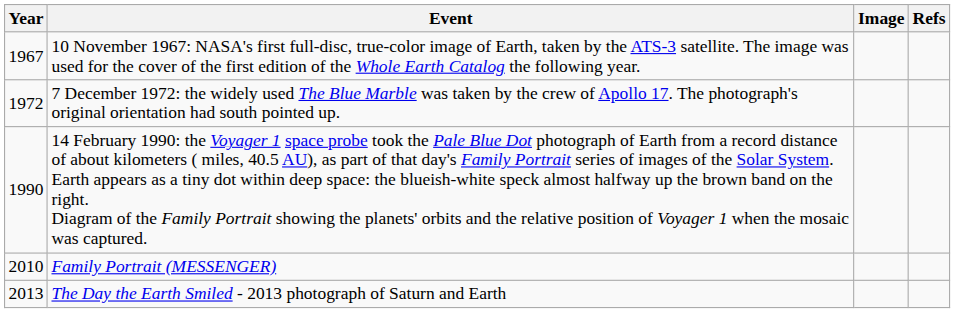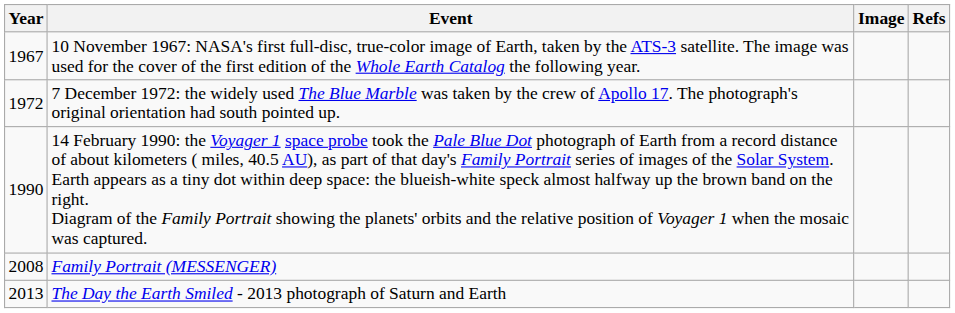(26, 266) 2010 -> (26, 266) 2008
